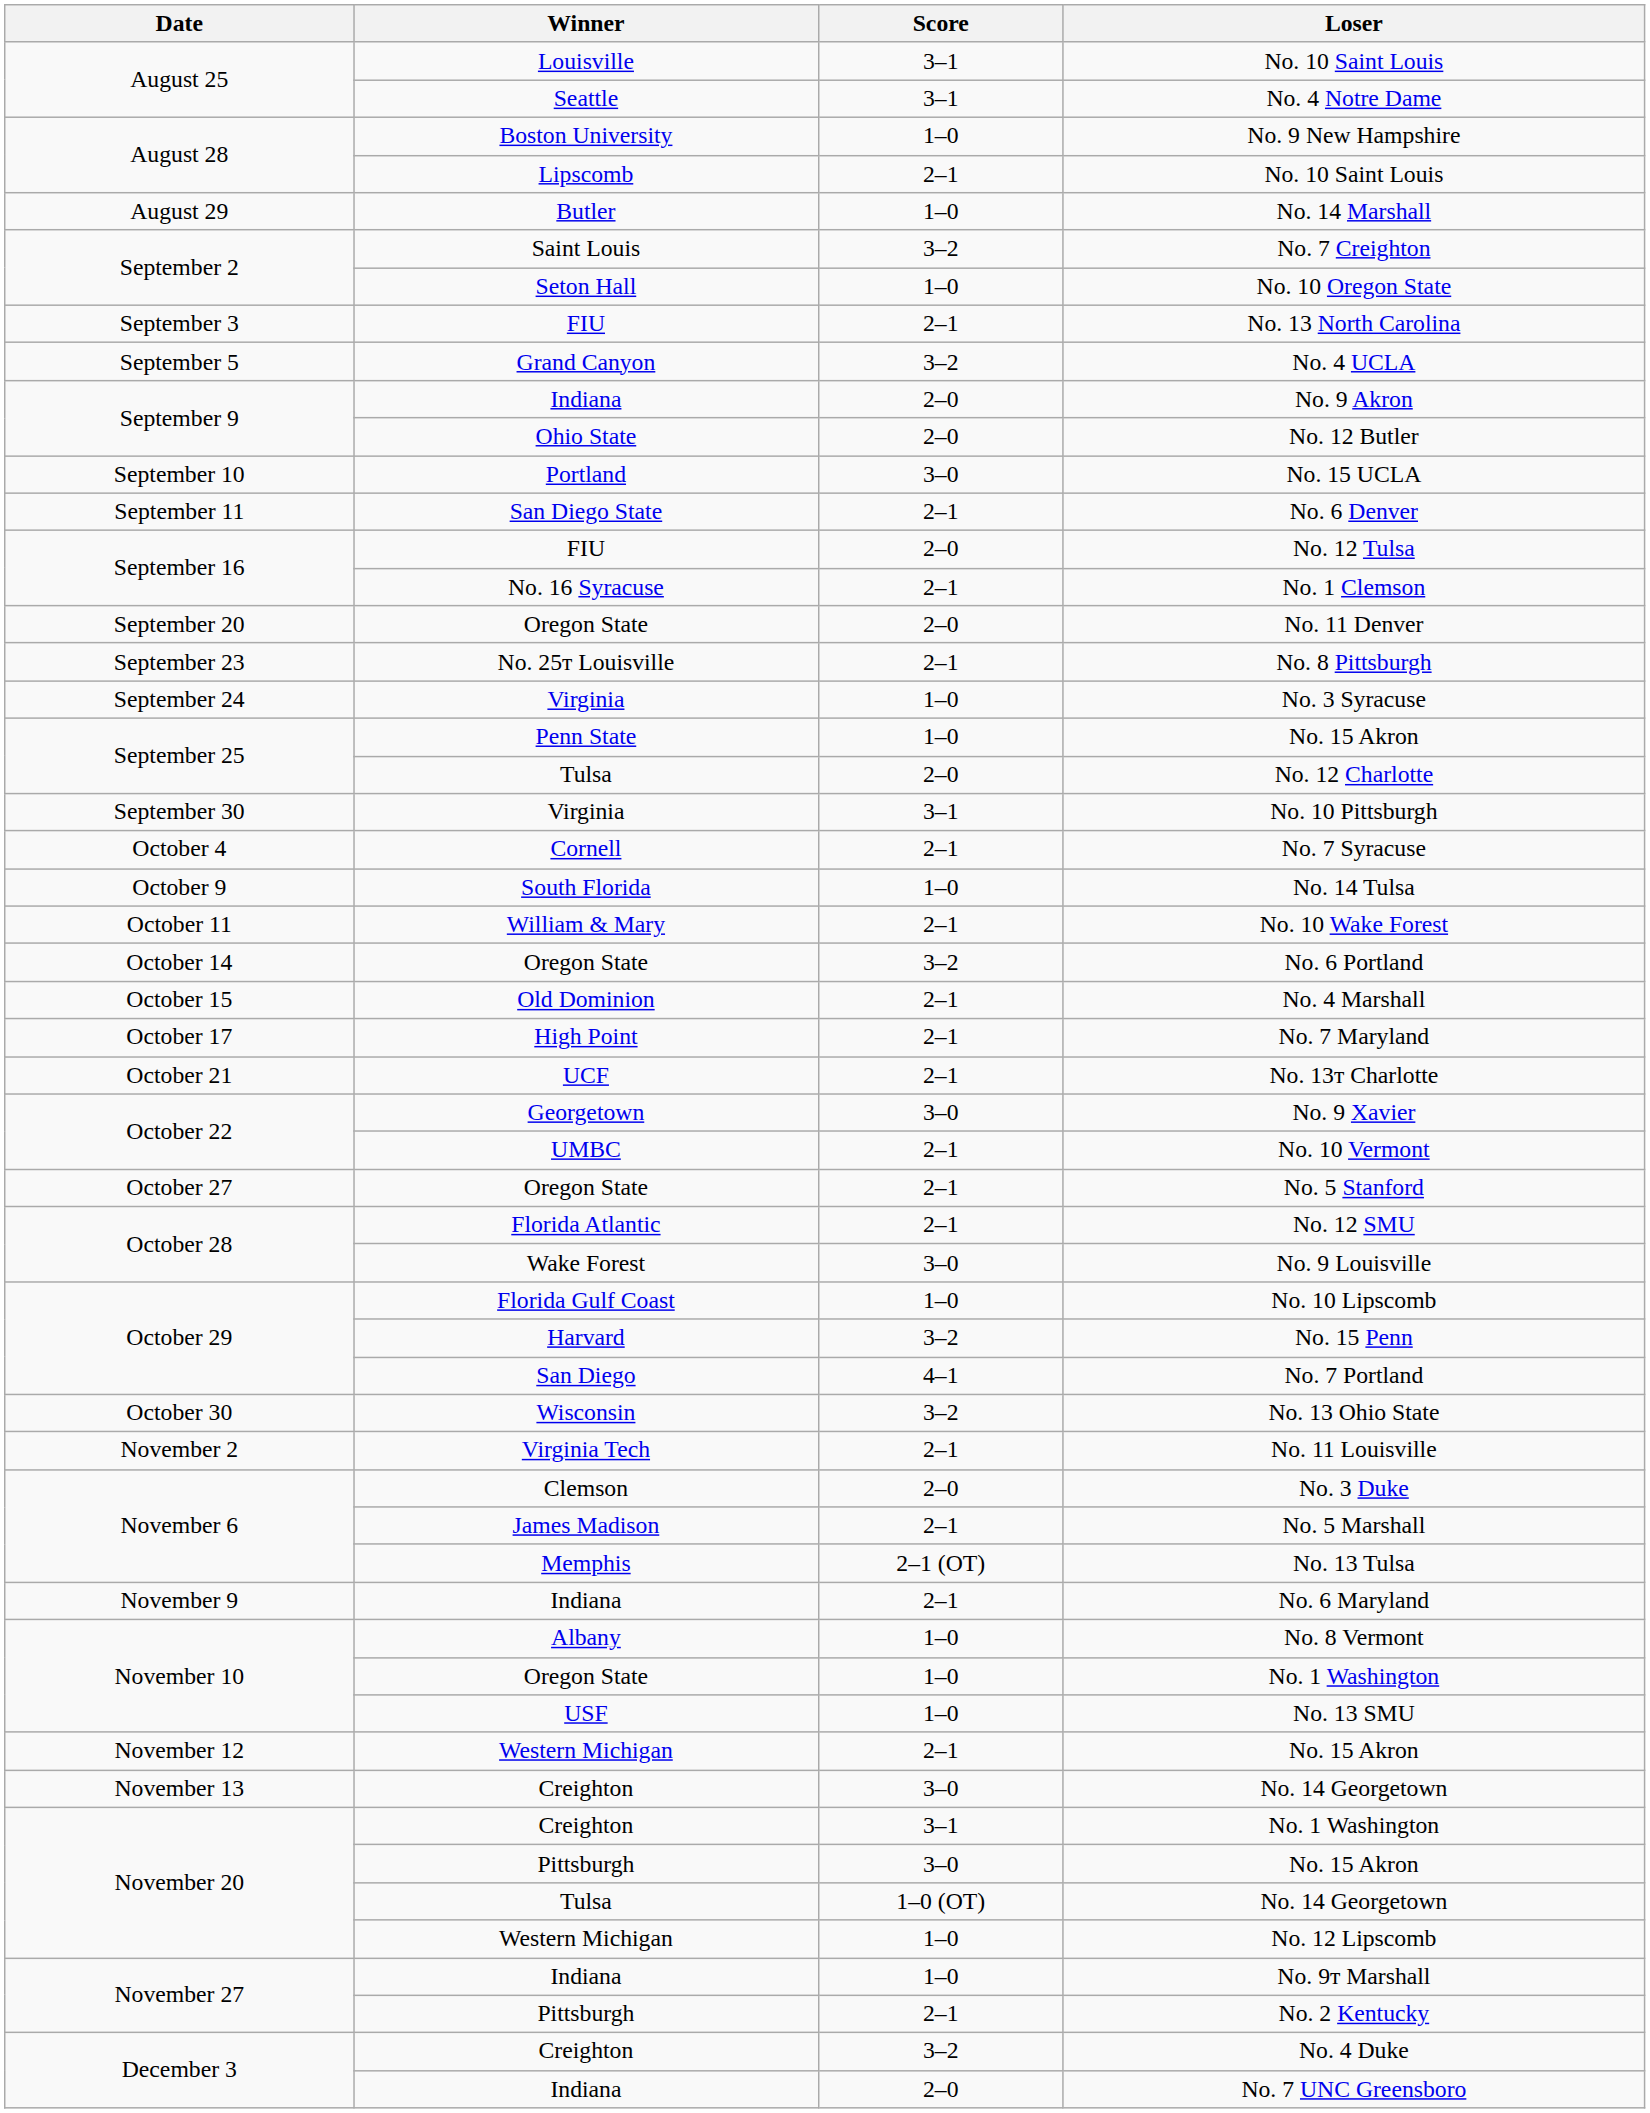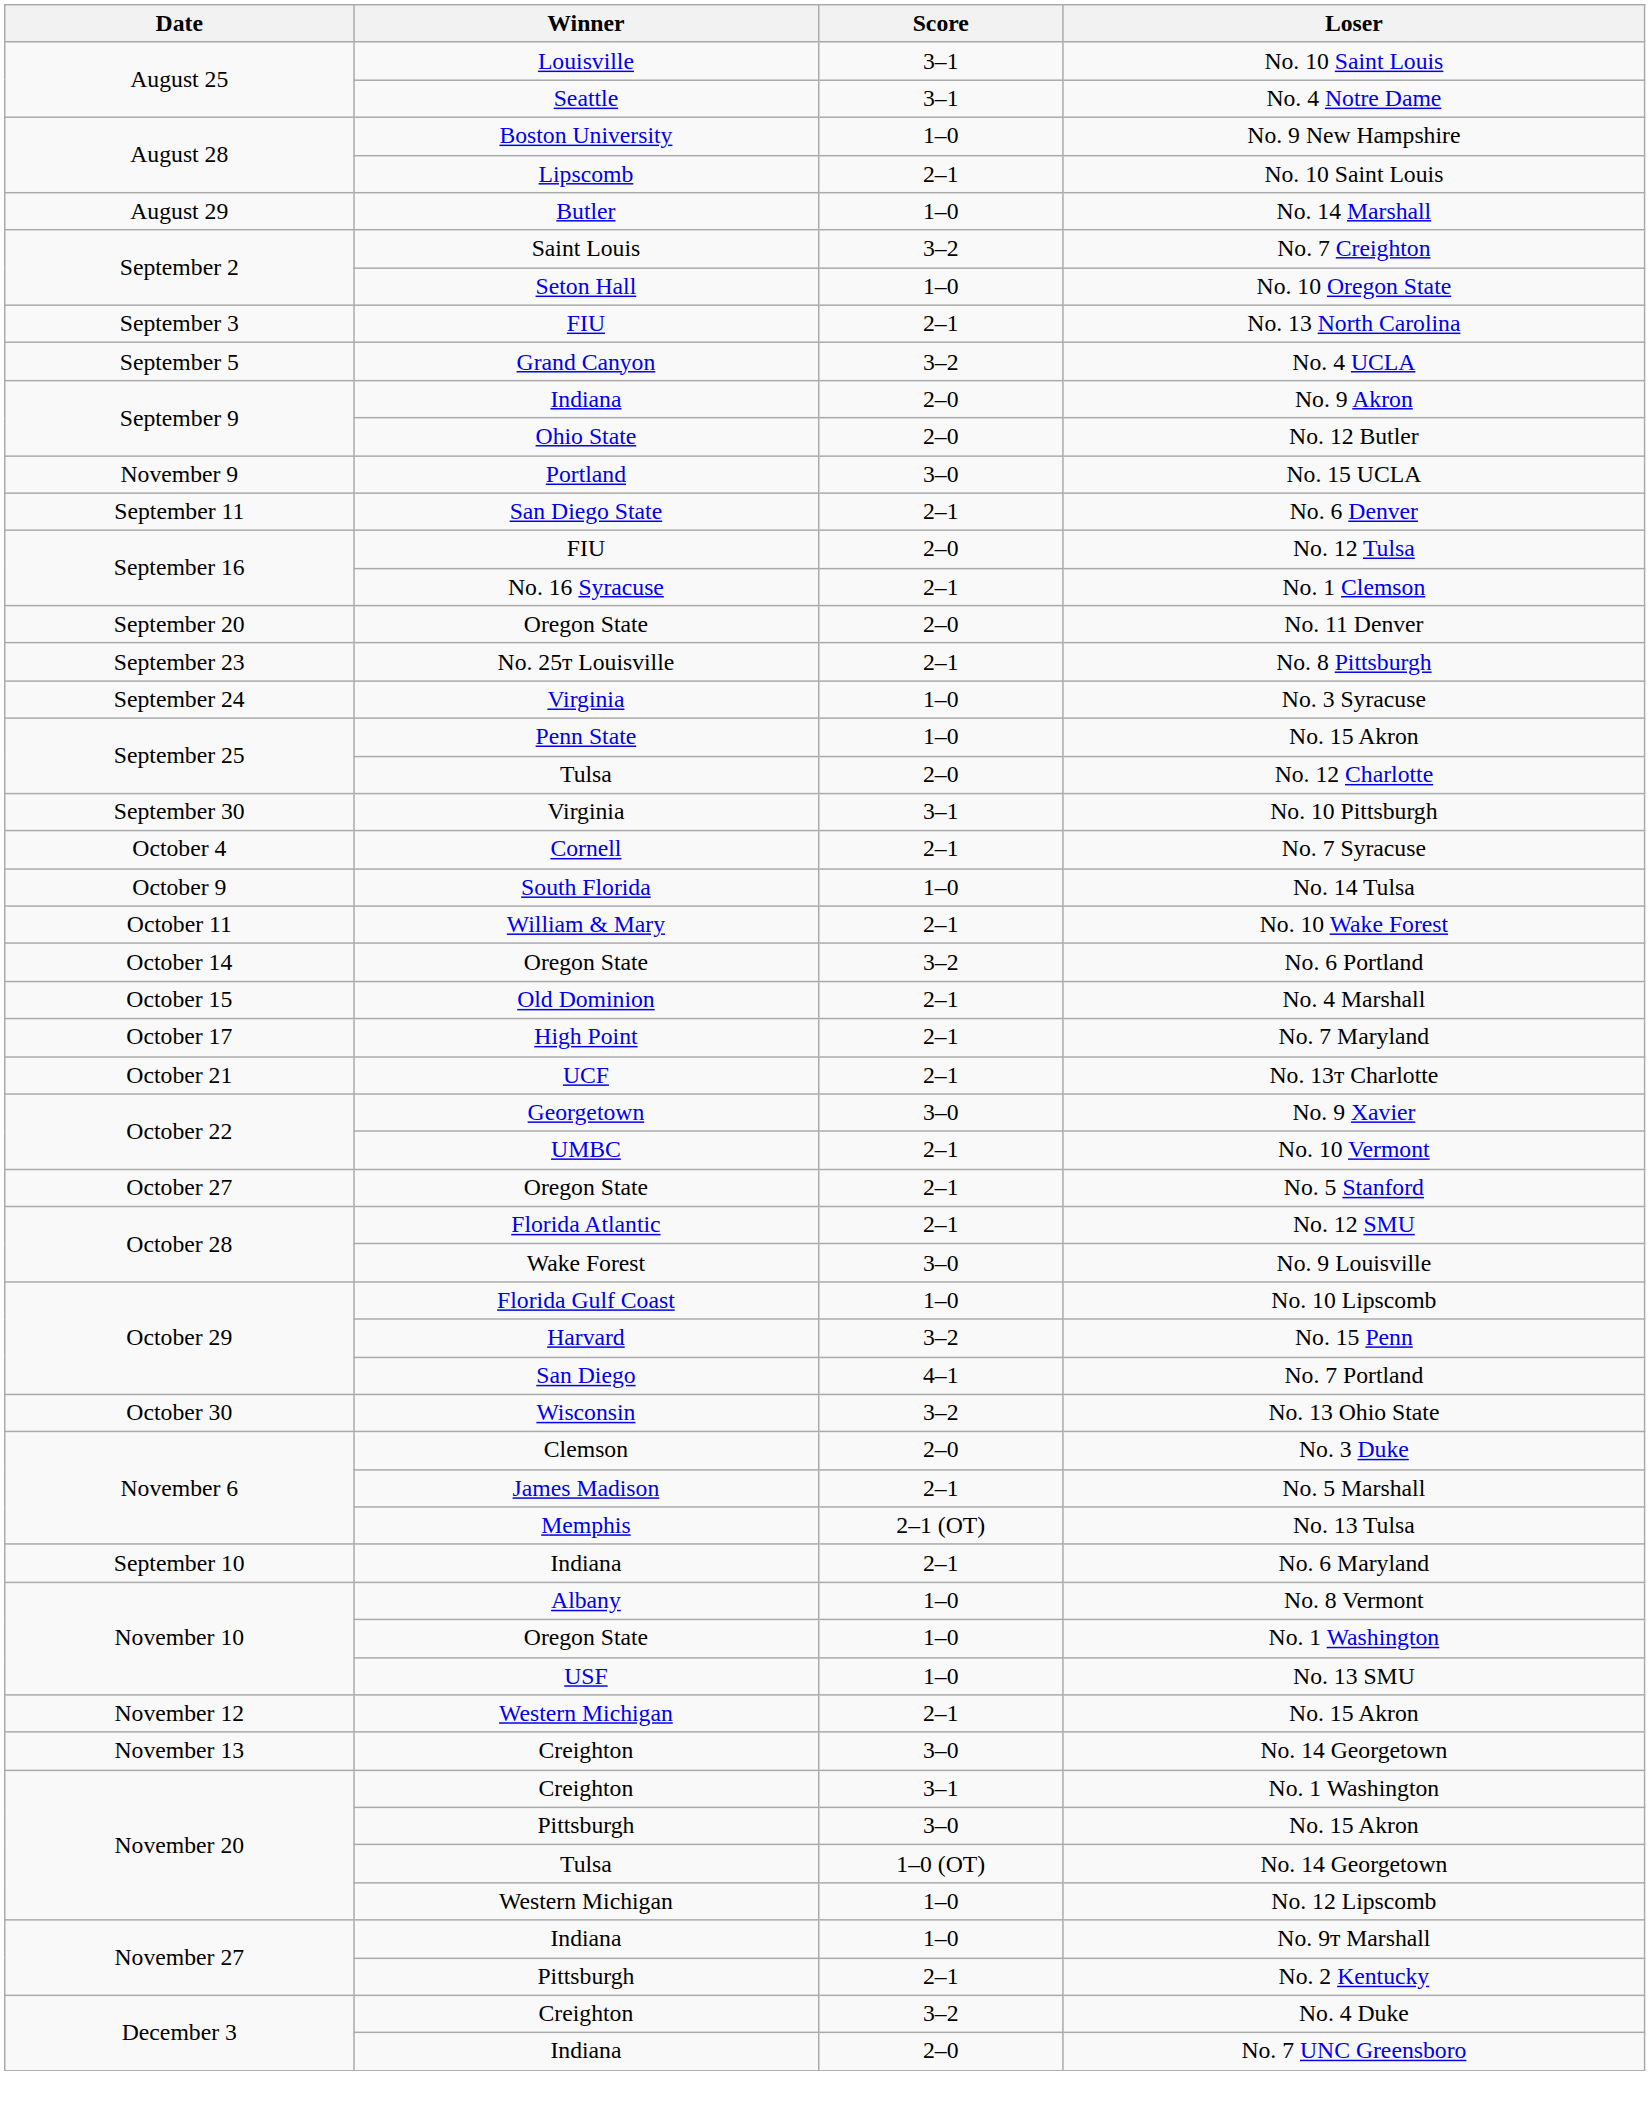(179, 473) September 10 -> (179, 473) November 9
- row: (586, 1450)
(179, 1600) November 9 -> (179, 1563) September 10
